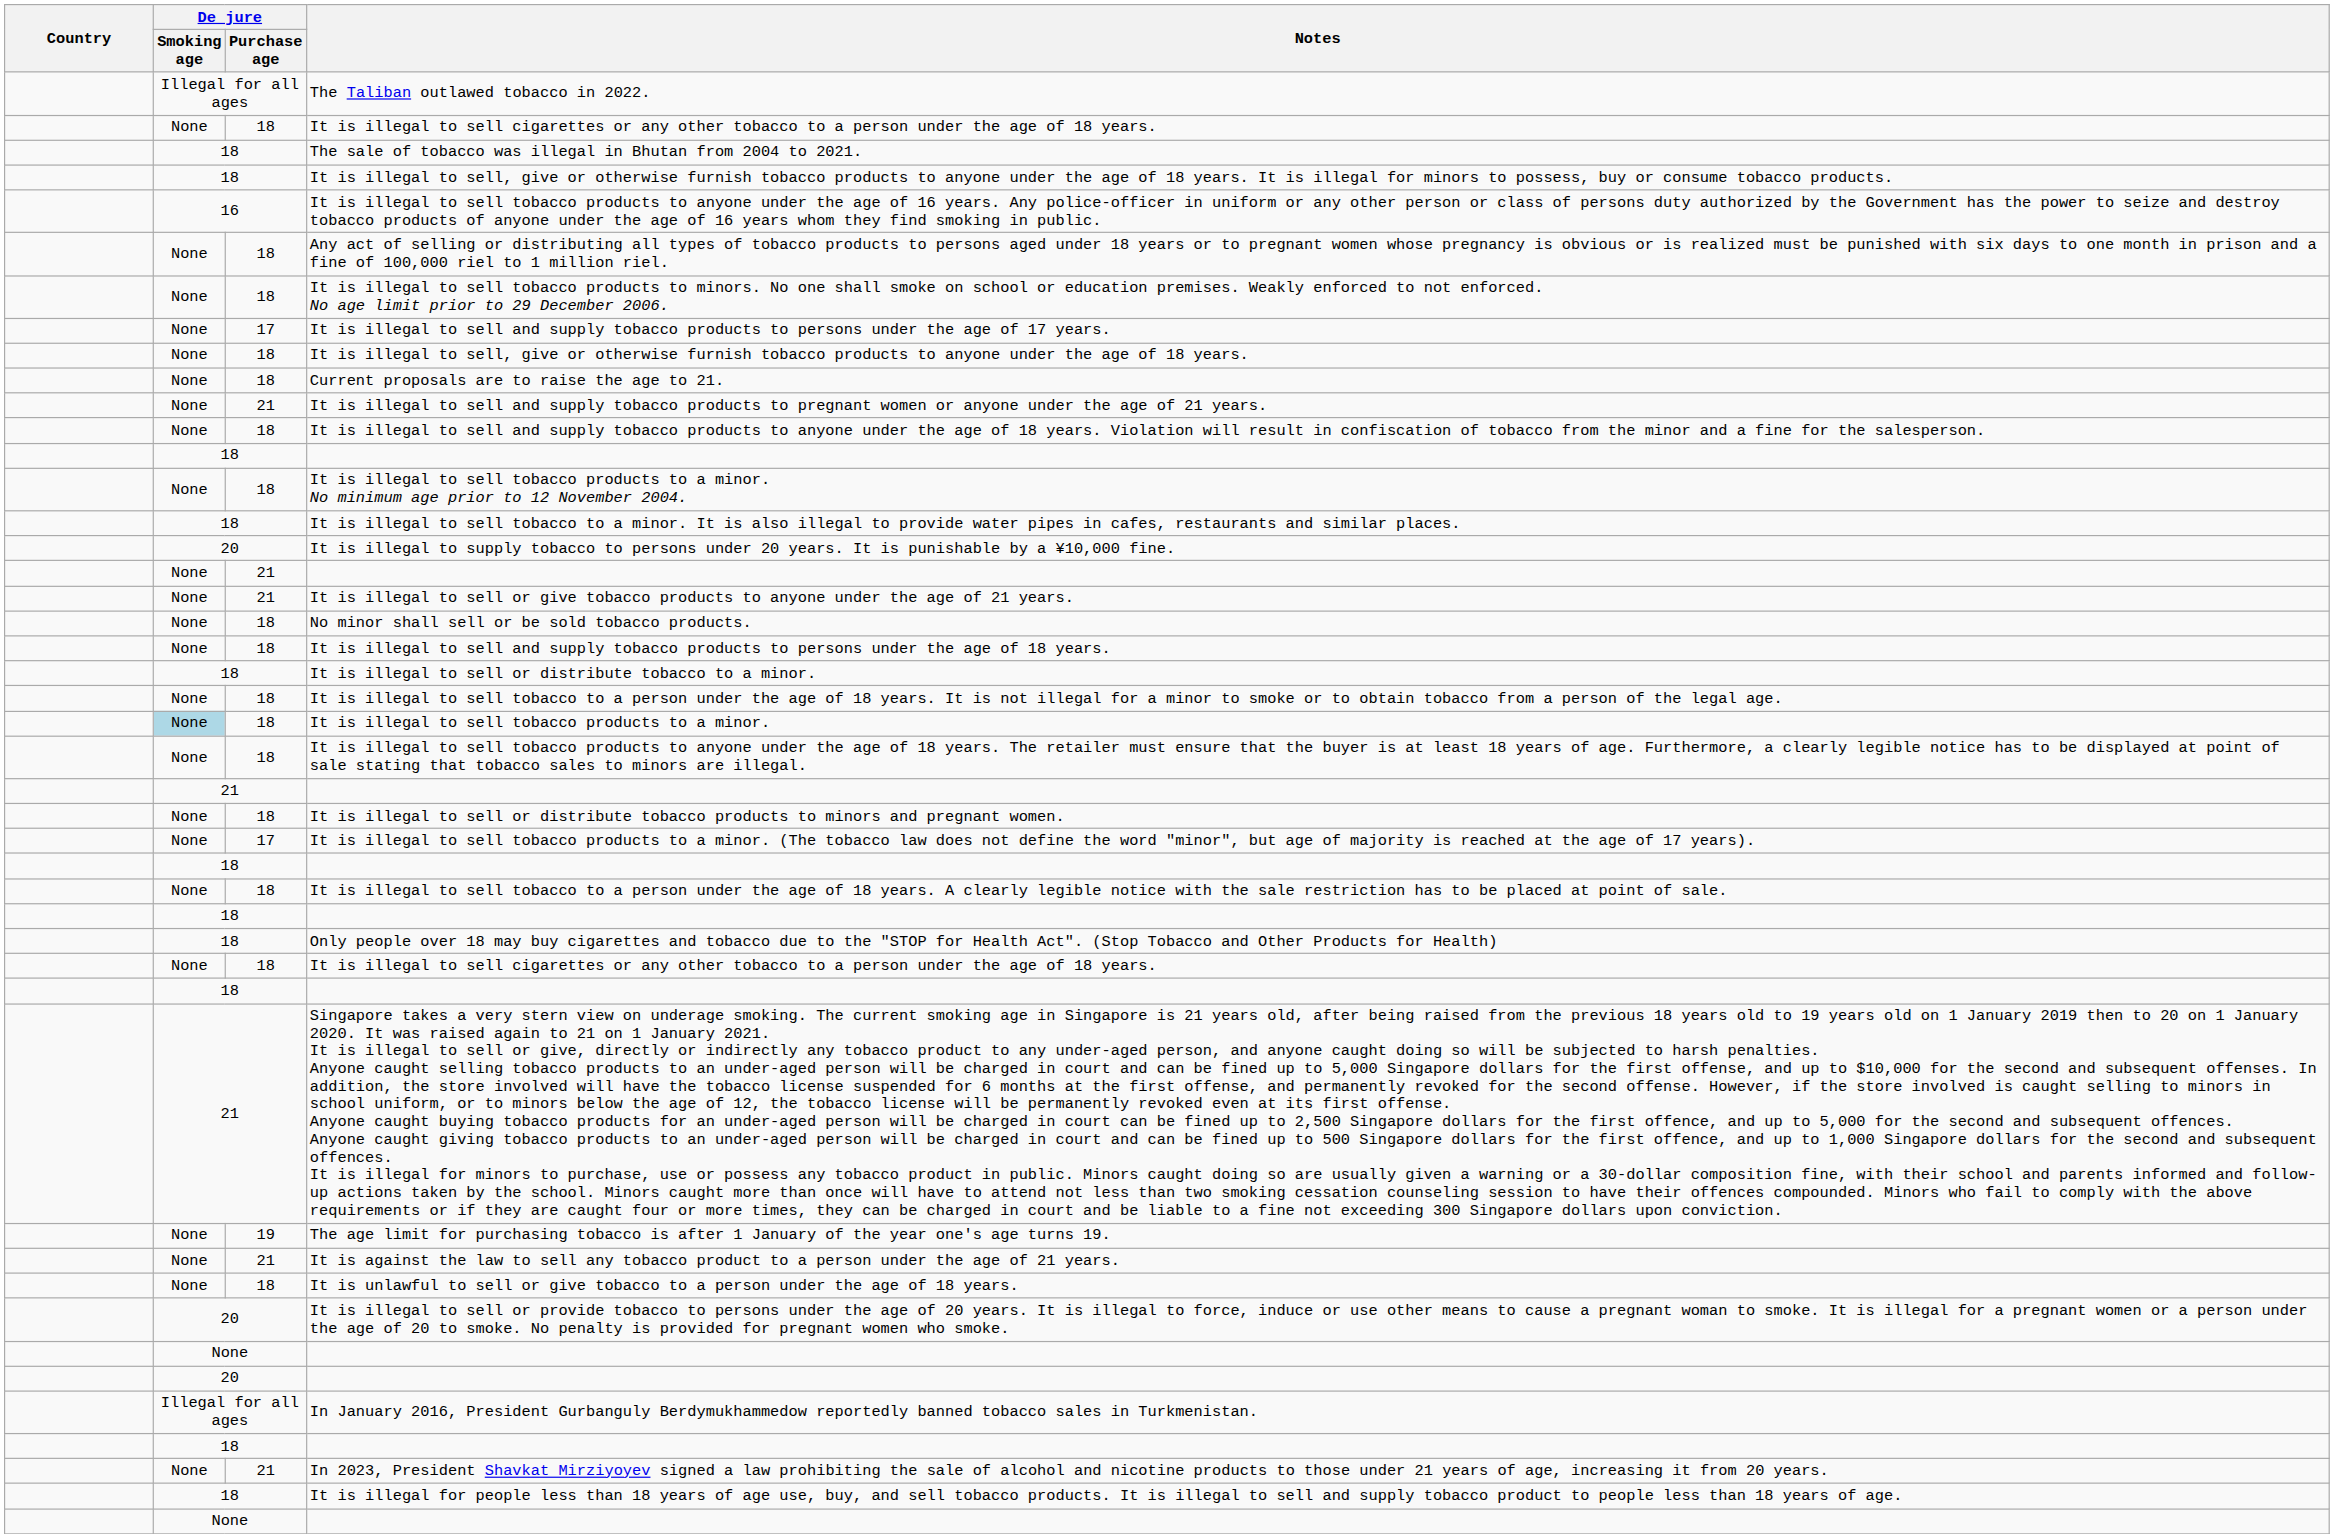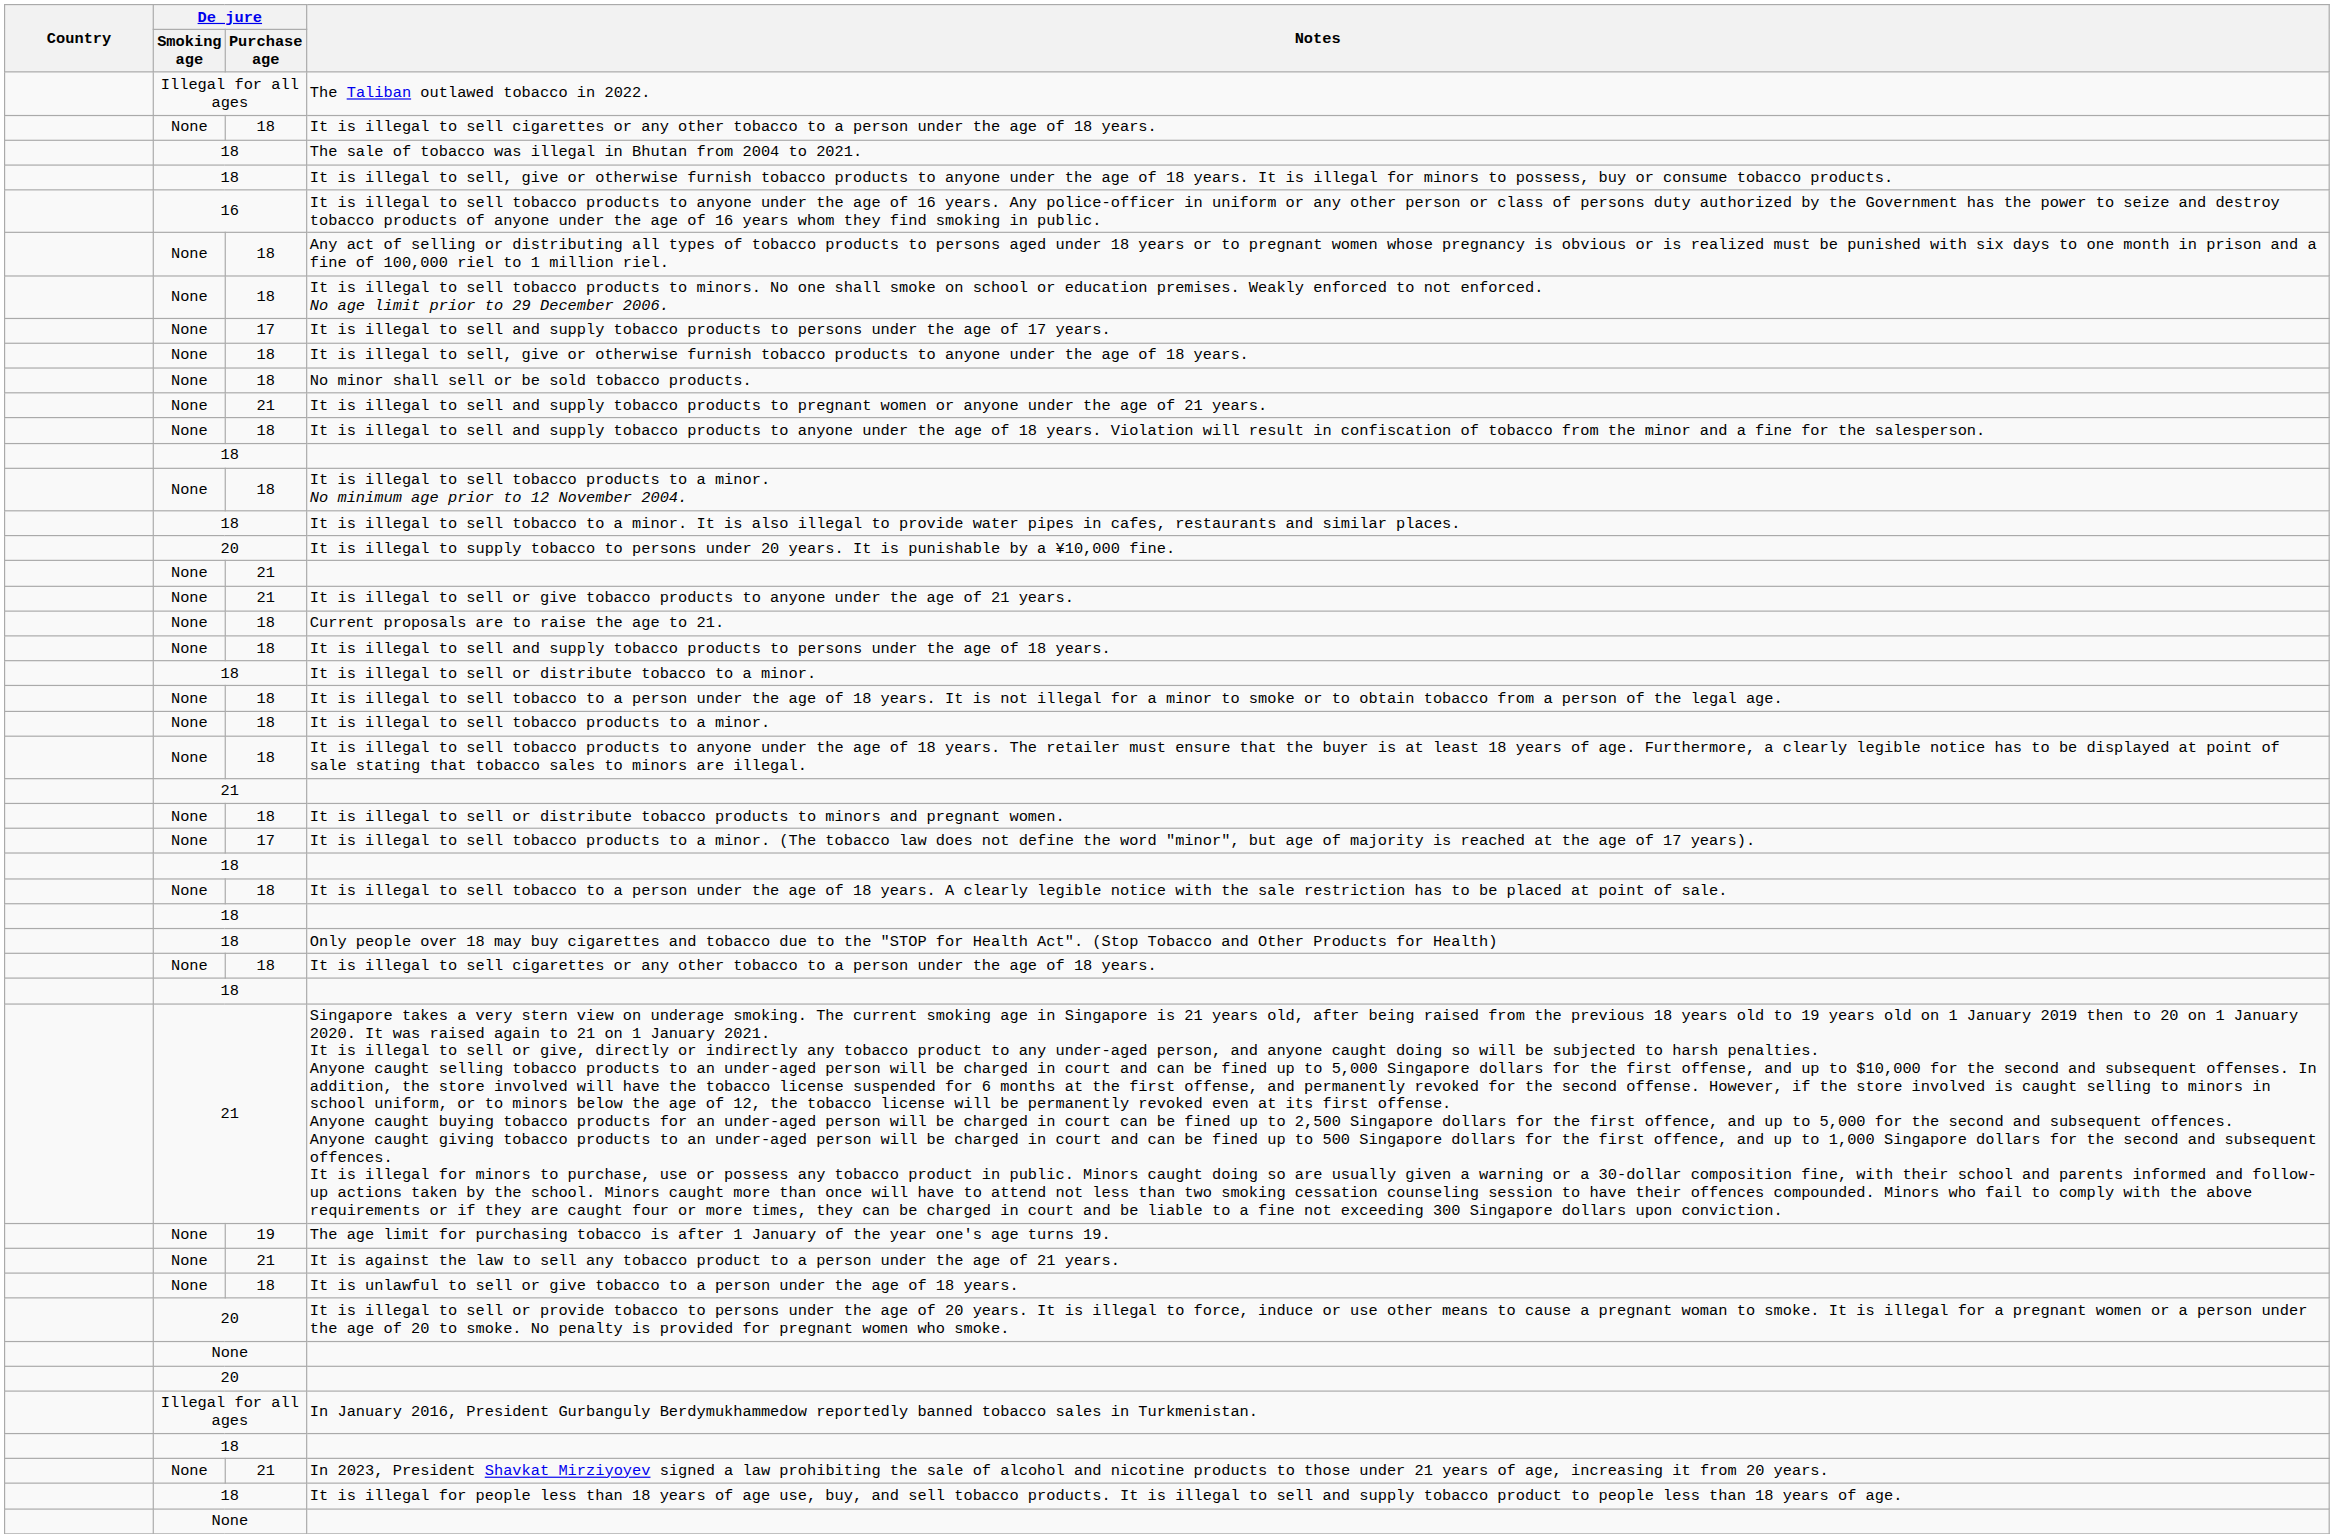rows swapped: (266, 381) <-> (266, 623)
(189, 723) lightblue background -> (189, 723) no background
